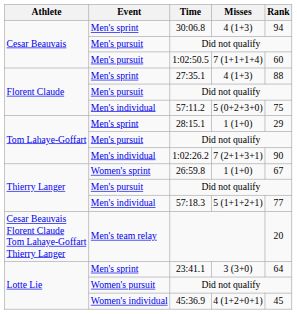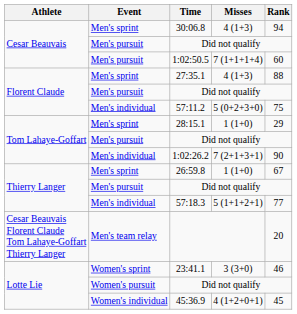(121, 171) Women's sprint -> (115, 171) Men's sprint
(115, 269) Men's sprint -> (121, 269) Women's sprint
(278, 269) 64 -> (278, 269) 46
